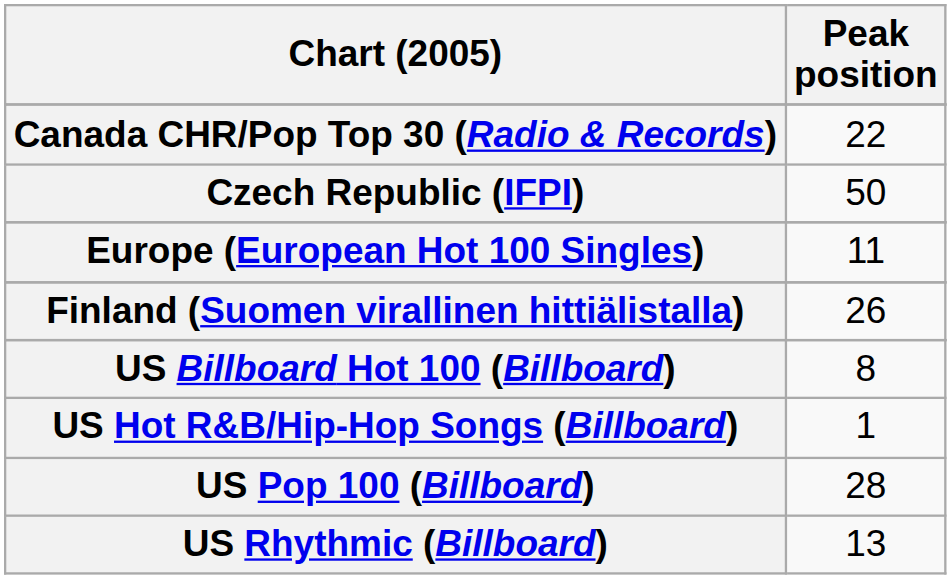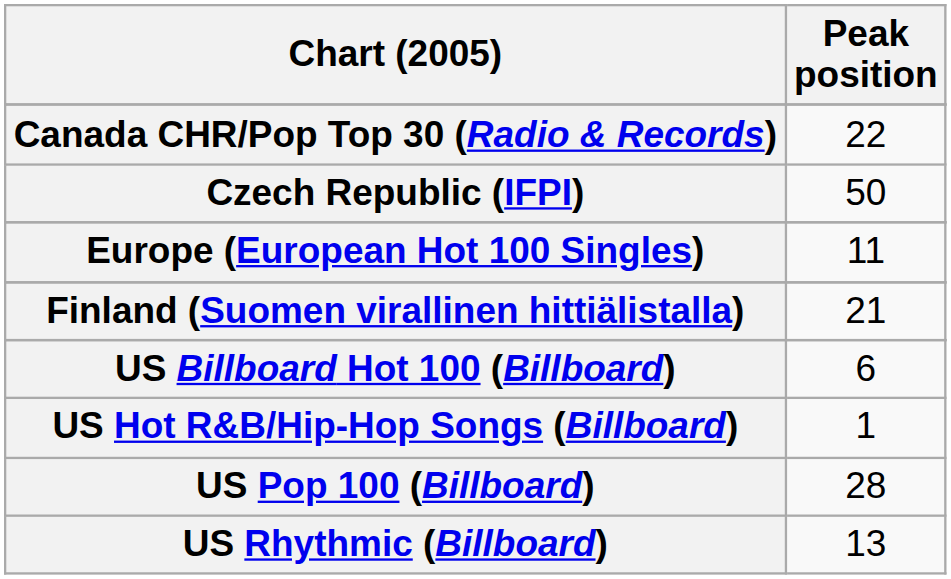(866, 309) 26 -> (866, 309) 21
(866, 368) 8 -> (866, 368) 6
